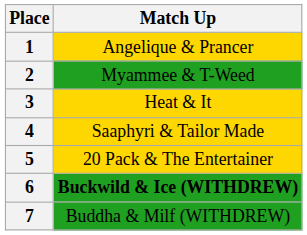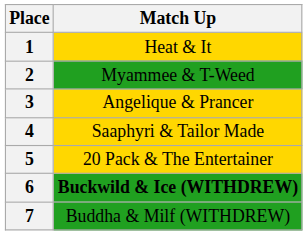(178, 46) Angelique & Prancer -> (178, 46) Heat & It
(178, 103) Heat & It -> (178, 103) Angelique & Prancer
